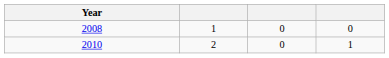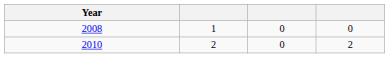(350, 45) 1 -> (350, 45) 2
